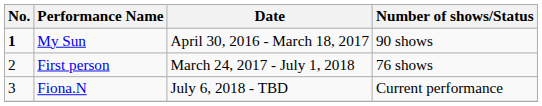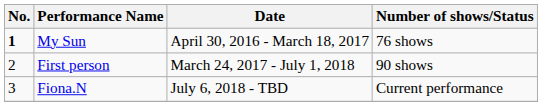(404, 40) 90 shows -> (404, 40) 76 shows
(404, 64) 76 shows -> (404, 64) 90 shows
